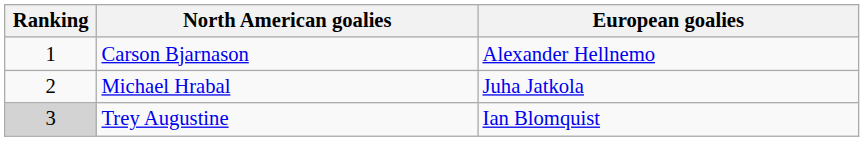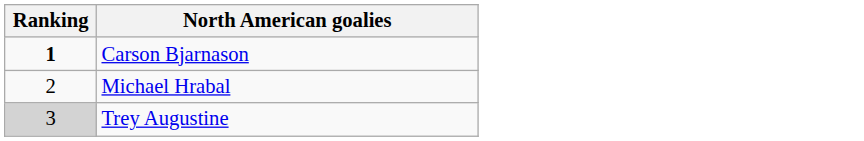- column: (668, 20)
(51, 53) normal -> (51, 53) bold
